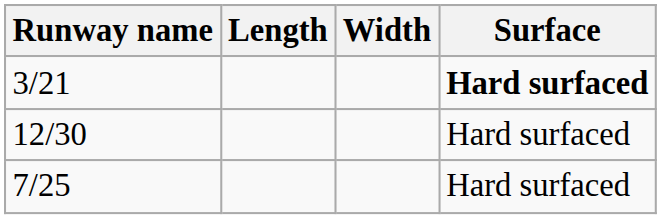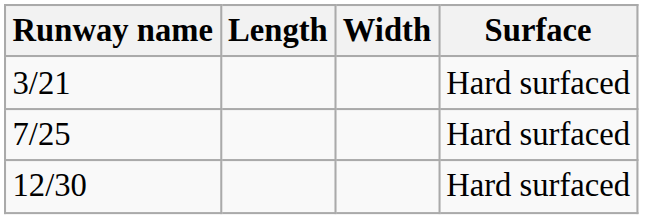(547, 82) bold -> (538, 82) normal
rows swapped: (50, 133) <-> (42, 185)
